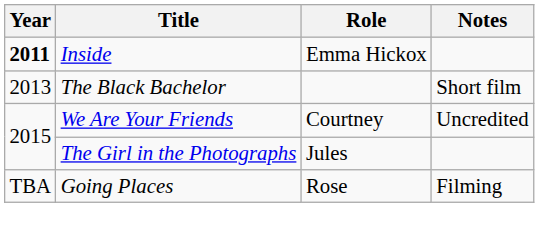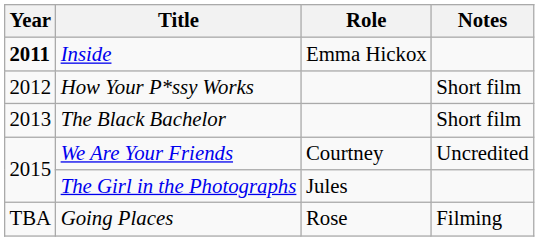+ row: (157, 86)
